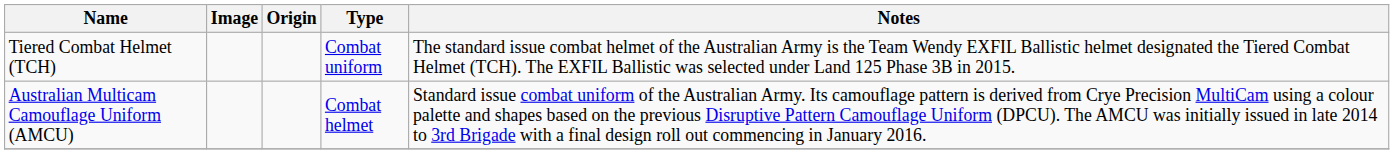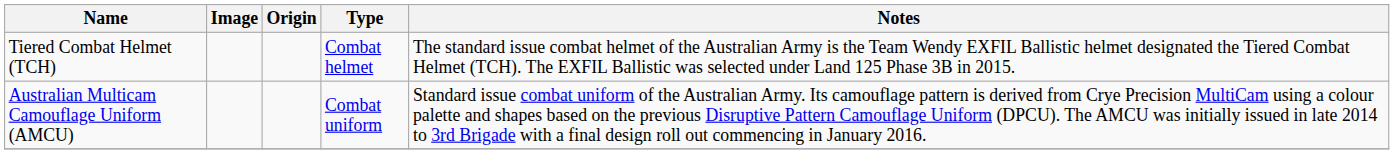(354, 56) Combat uniform -> (353, 56) Combat helmet
(353, 114) Combat helmet -> (354, 114) Combat uniform
